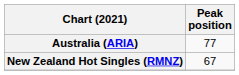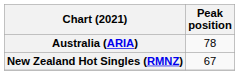(210, 43) 77 -> (210, 43) 78
